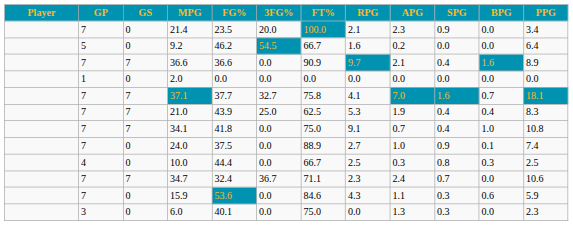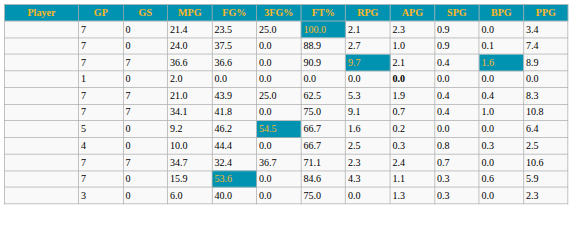(268, 29) 20.0 -> (268, 29) 25.0
rows swapped: (179, 146) <-> (176, 46)
(399, 79) normal -> (399, 79) bold
- row: (179, 96)
(223, 212) 40.1 -> (223, 196) 40.0
